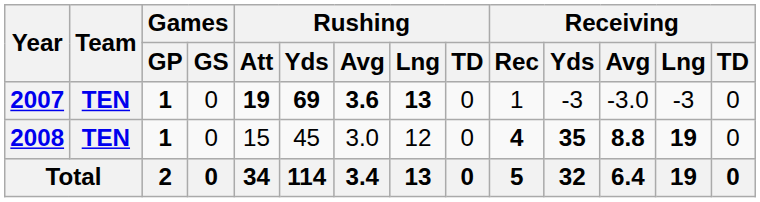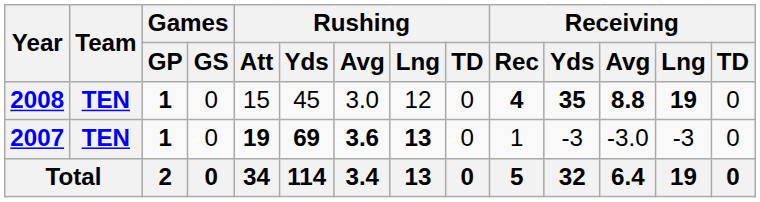rows swapped: (37, 100) <-> (37, 138)
